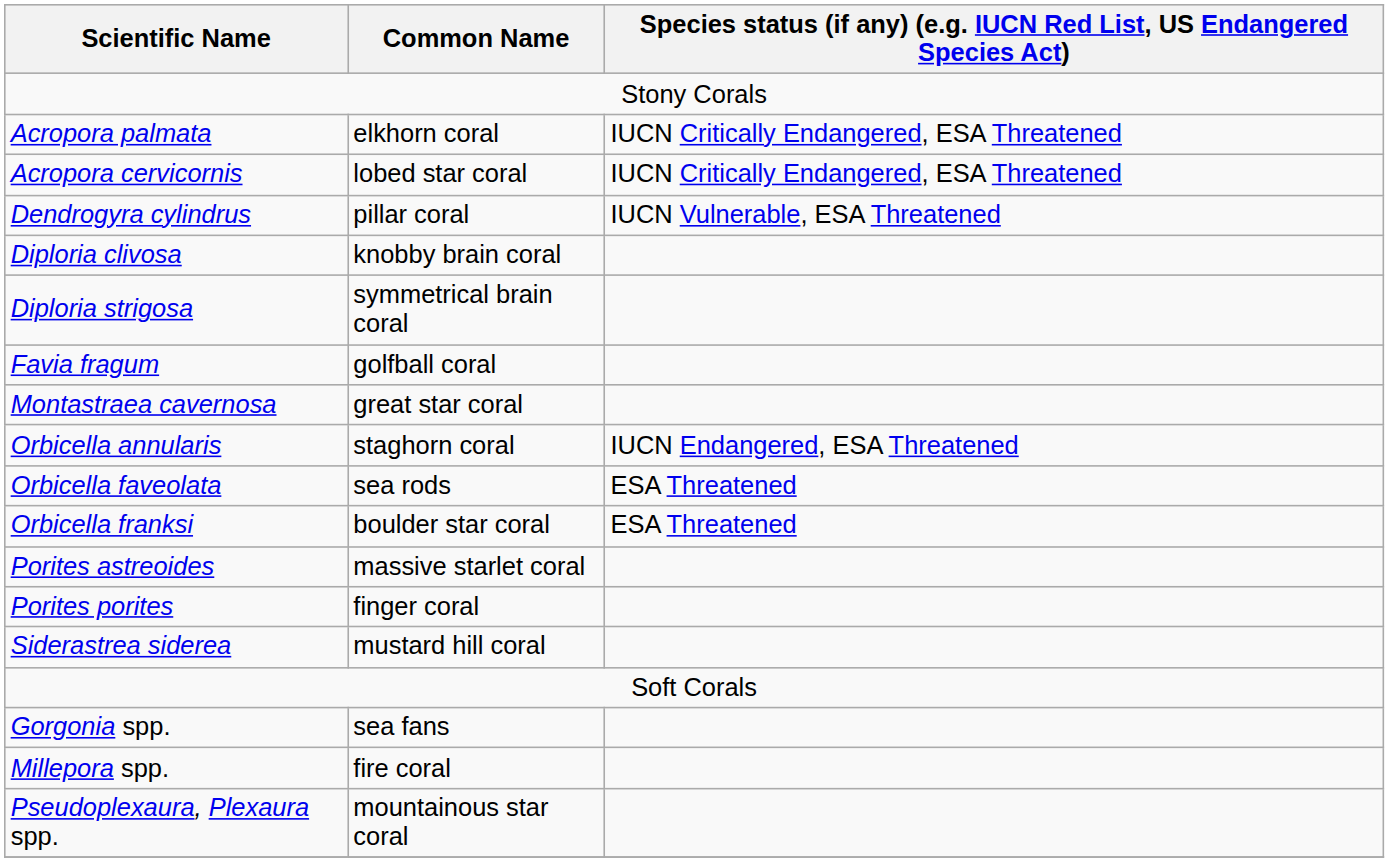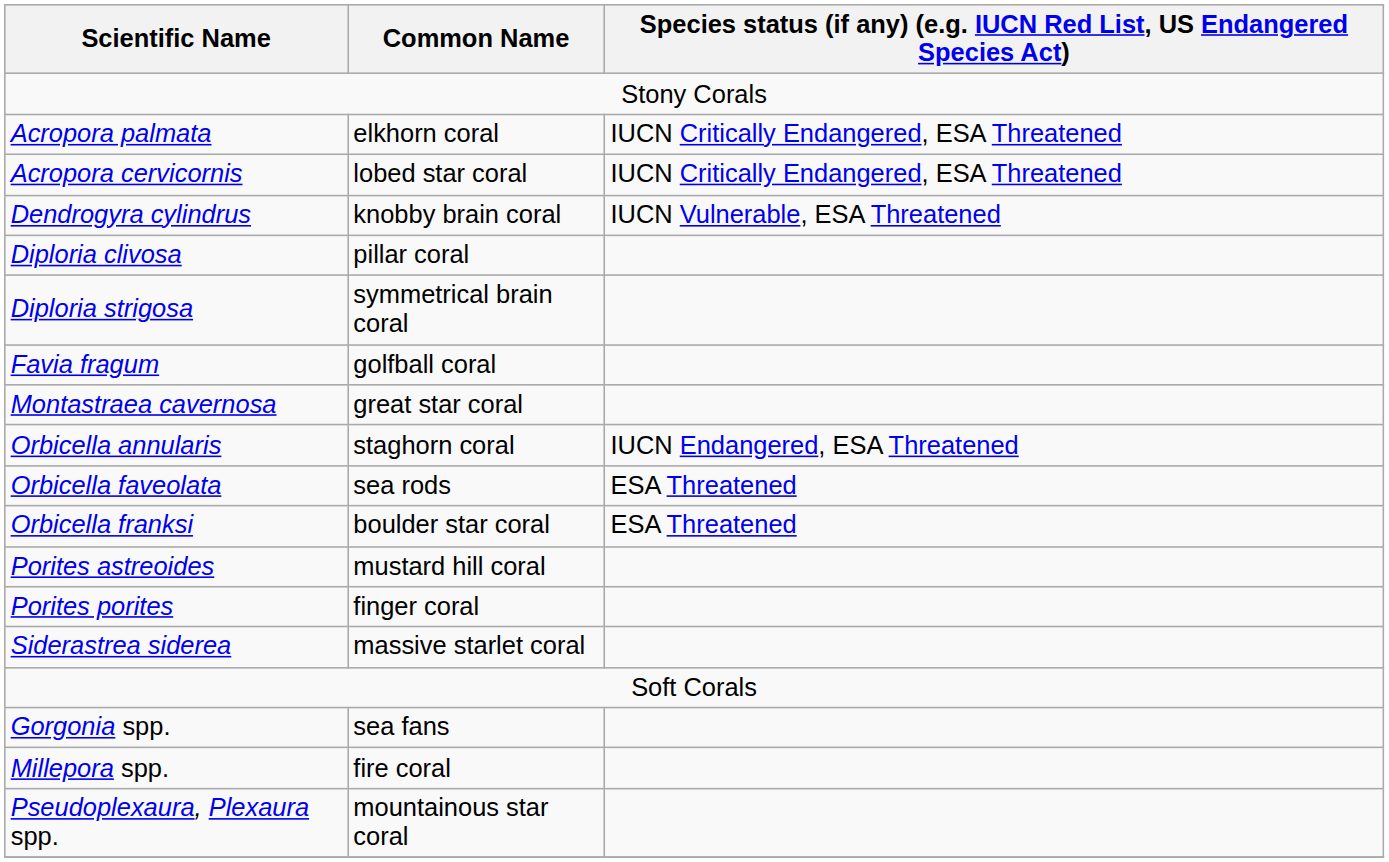(411, 214) pillar coral -> (457, 214) knobby brain coral
(457, 255) knobby brain coral -> (411, 255) pillar coral
(469, 566) massive starlet coral -> (449, 566) mustard hill coral
(449, 646) mustard hill coral -> (469, 646) massive starlet coral
